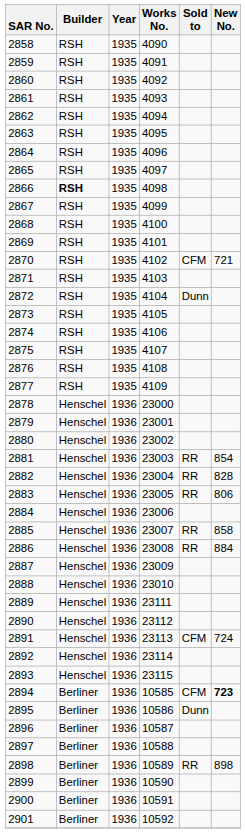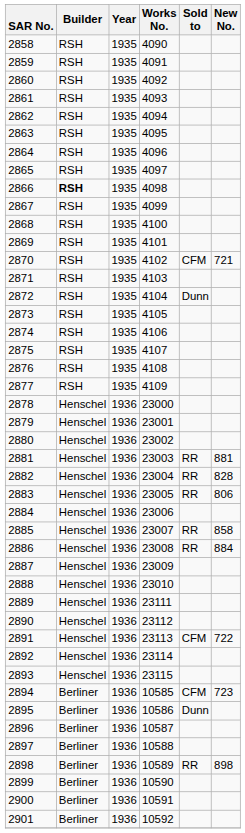(224, 458) 854 -> (224, 458) 881
(224, 638) 724 -> (224, 638) 722
(224, 692) bold -> (224, 692) normal
